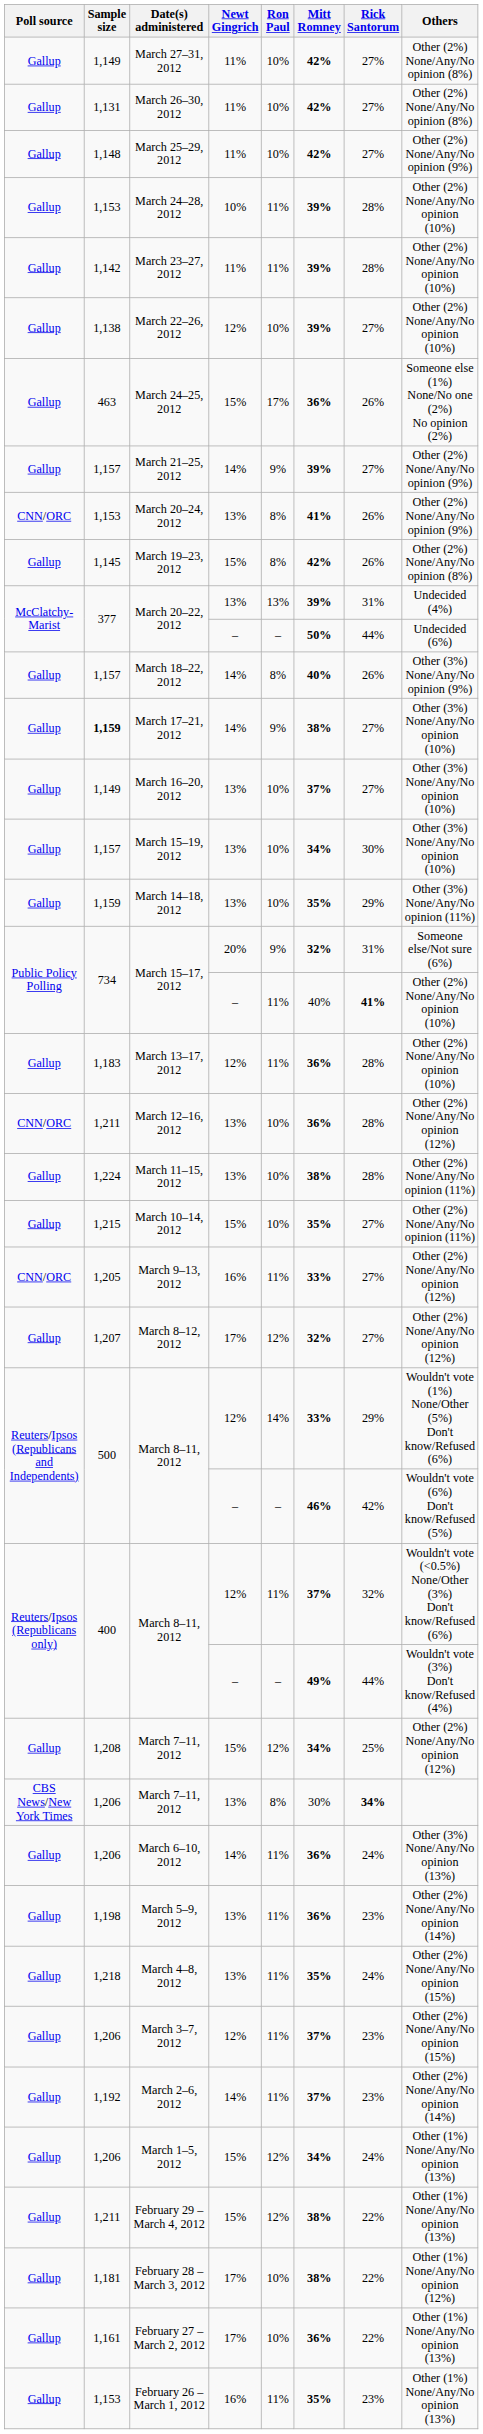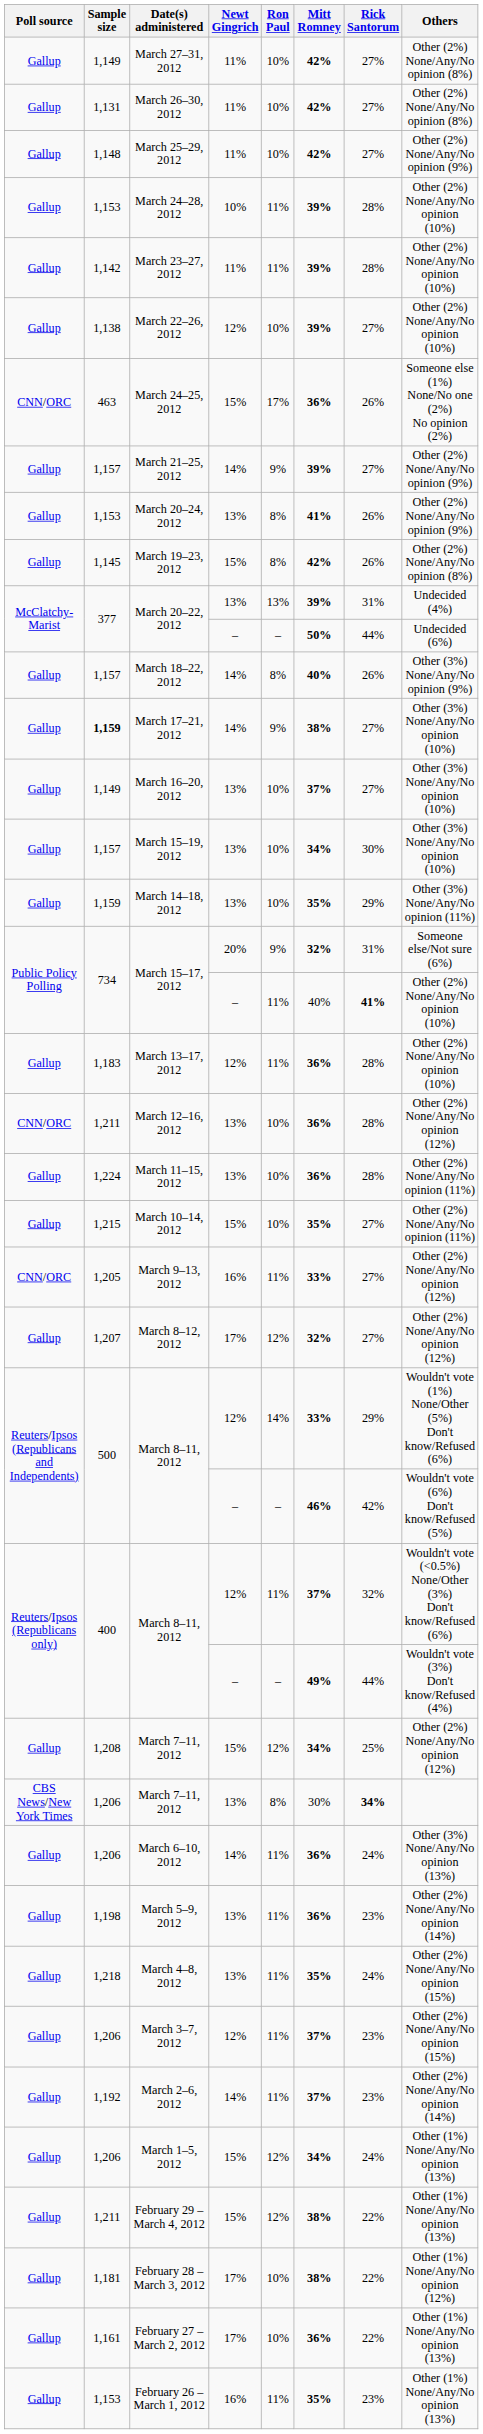(44, 402) Gallup -> (44, 402) CNN/ORC
(44, 516) CNN/ORC -> (44, 516) Gallup
(319, 1177) 38% -> (319, 1177) 36%
